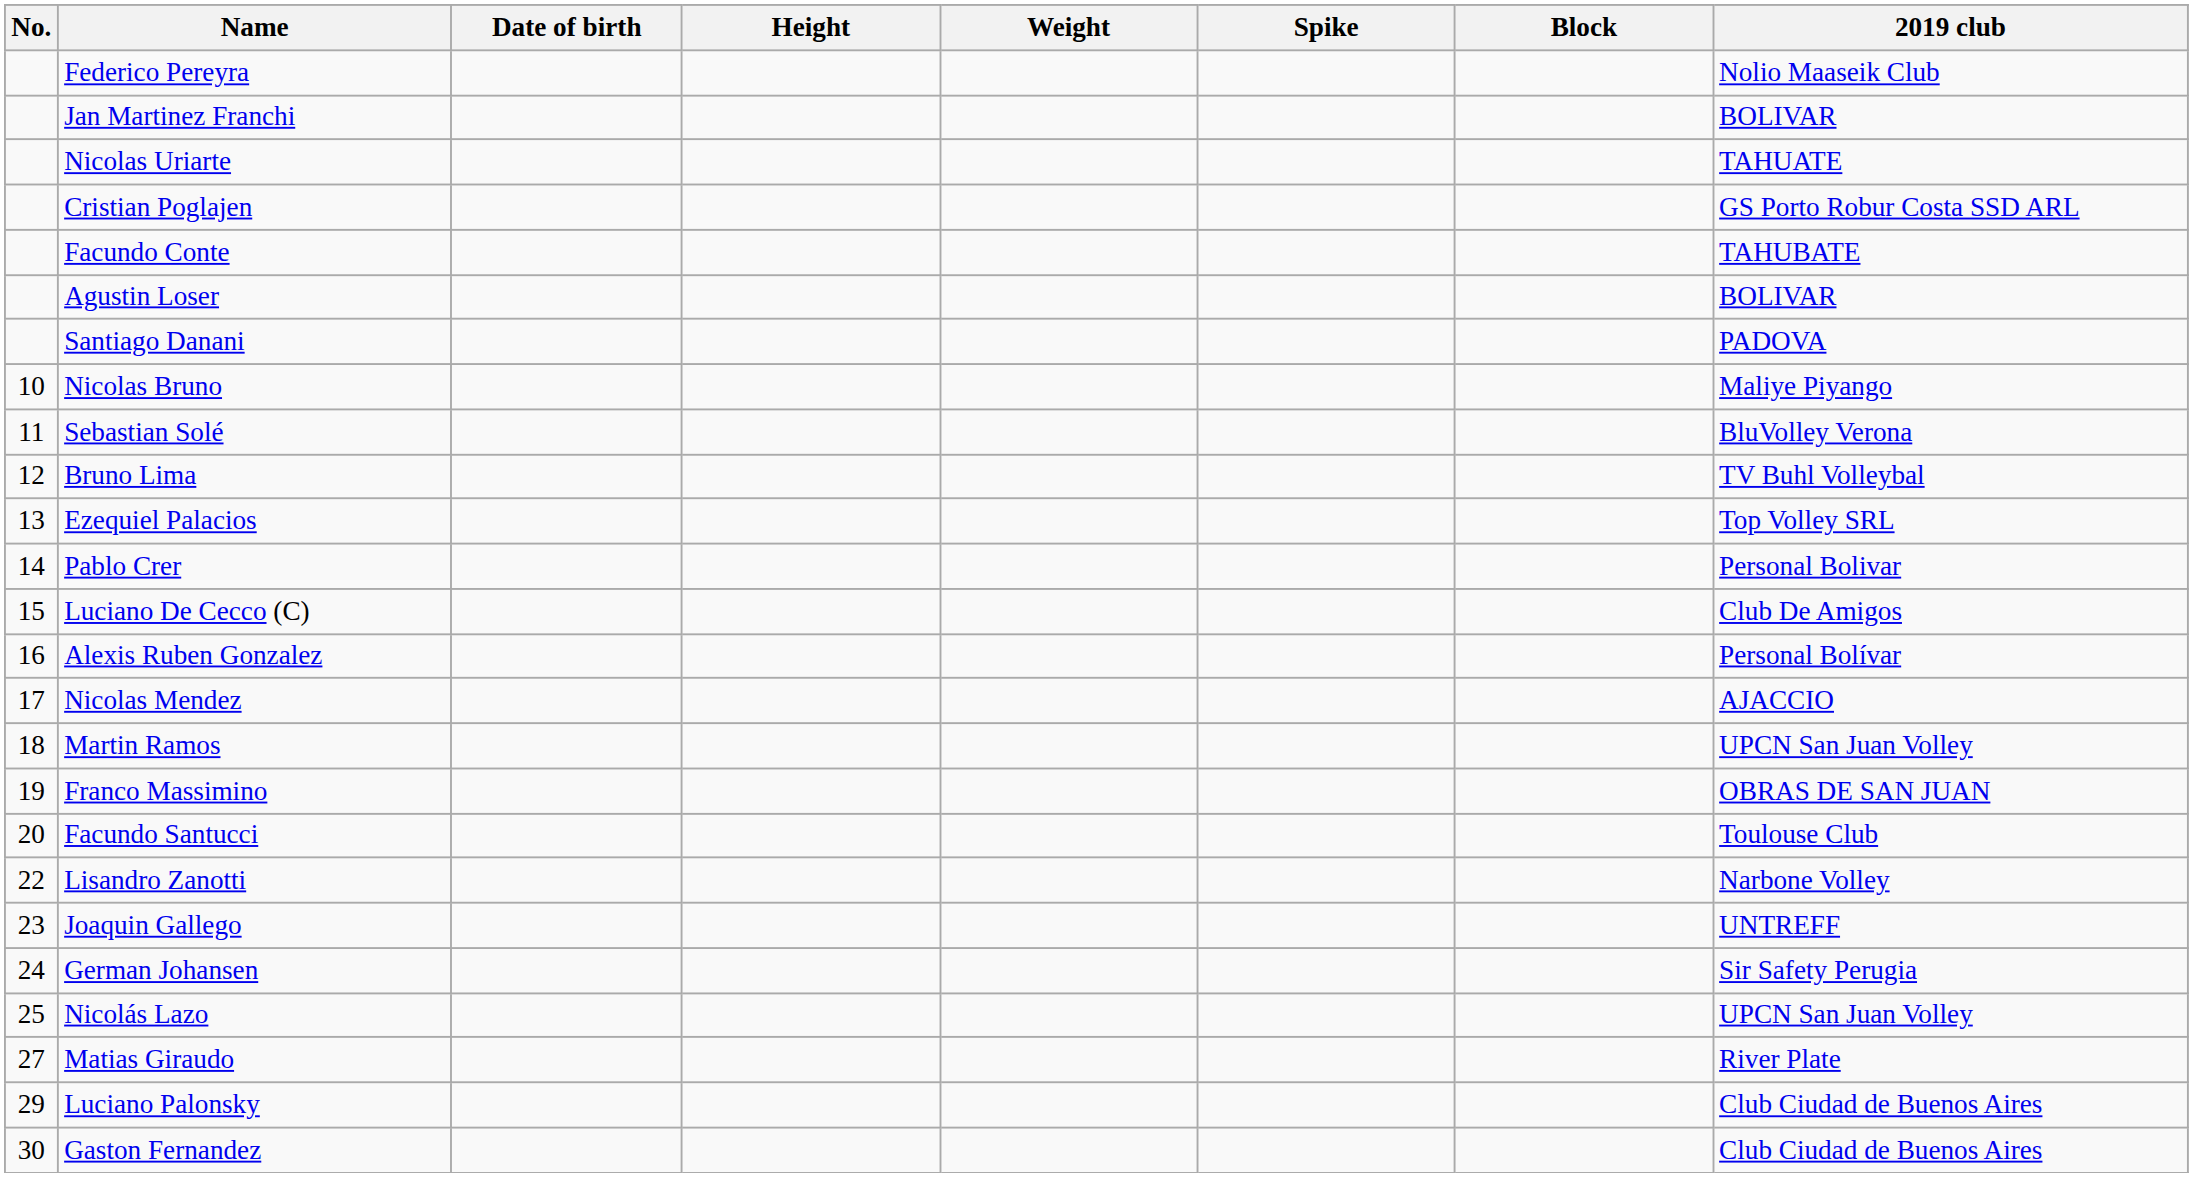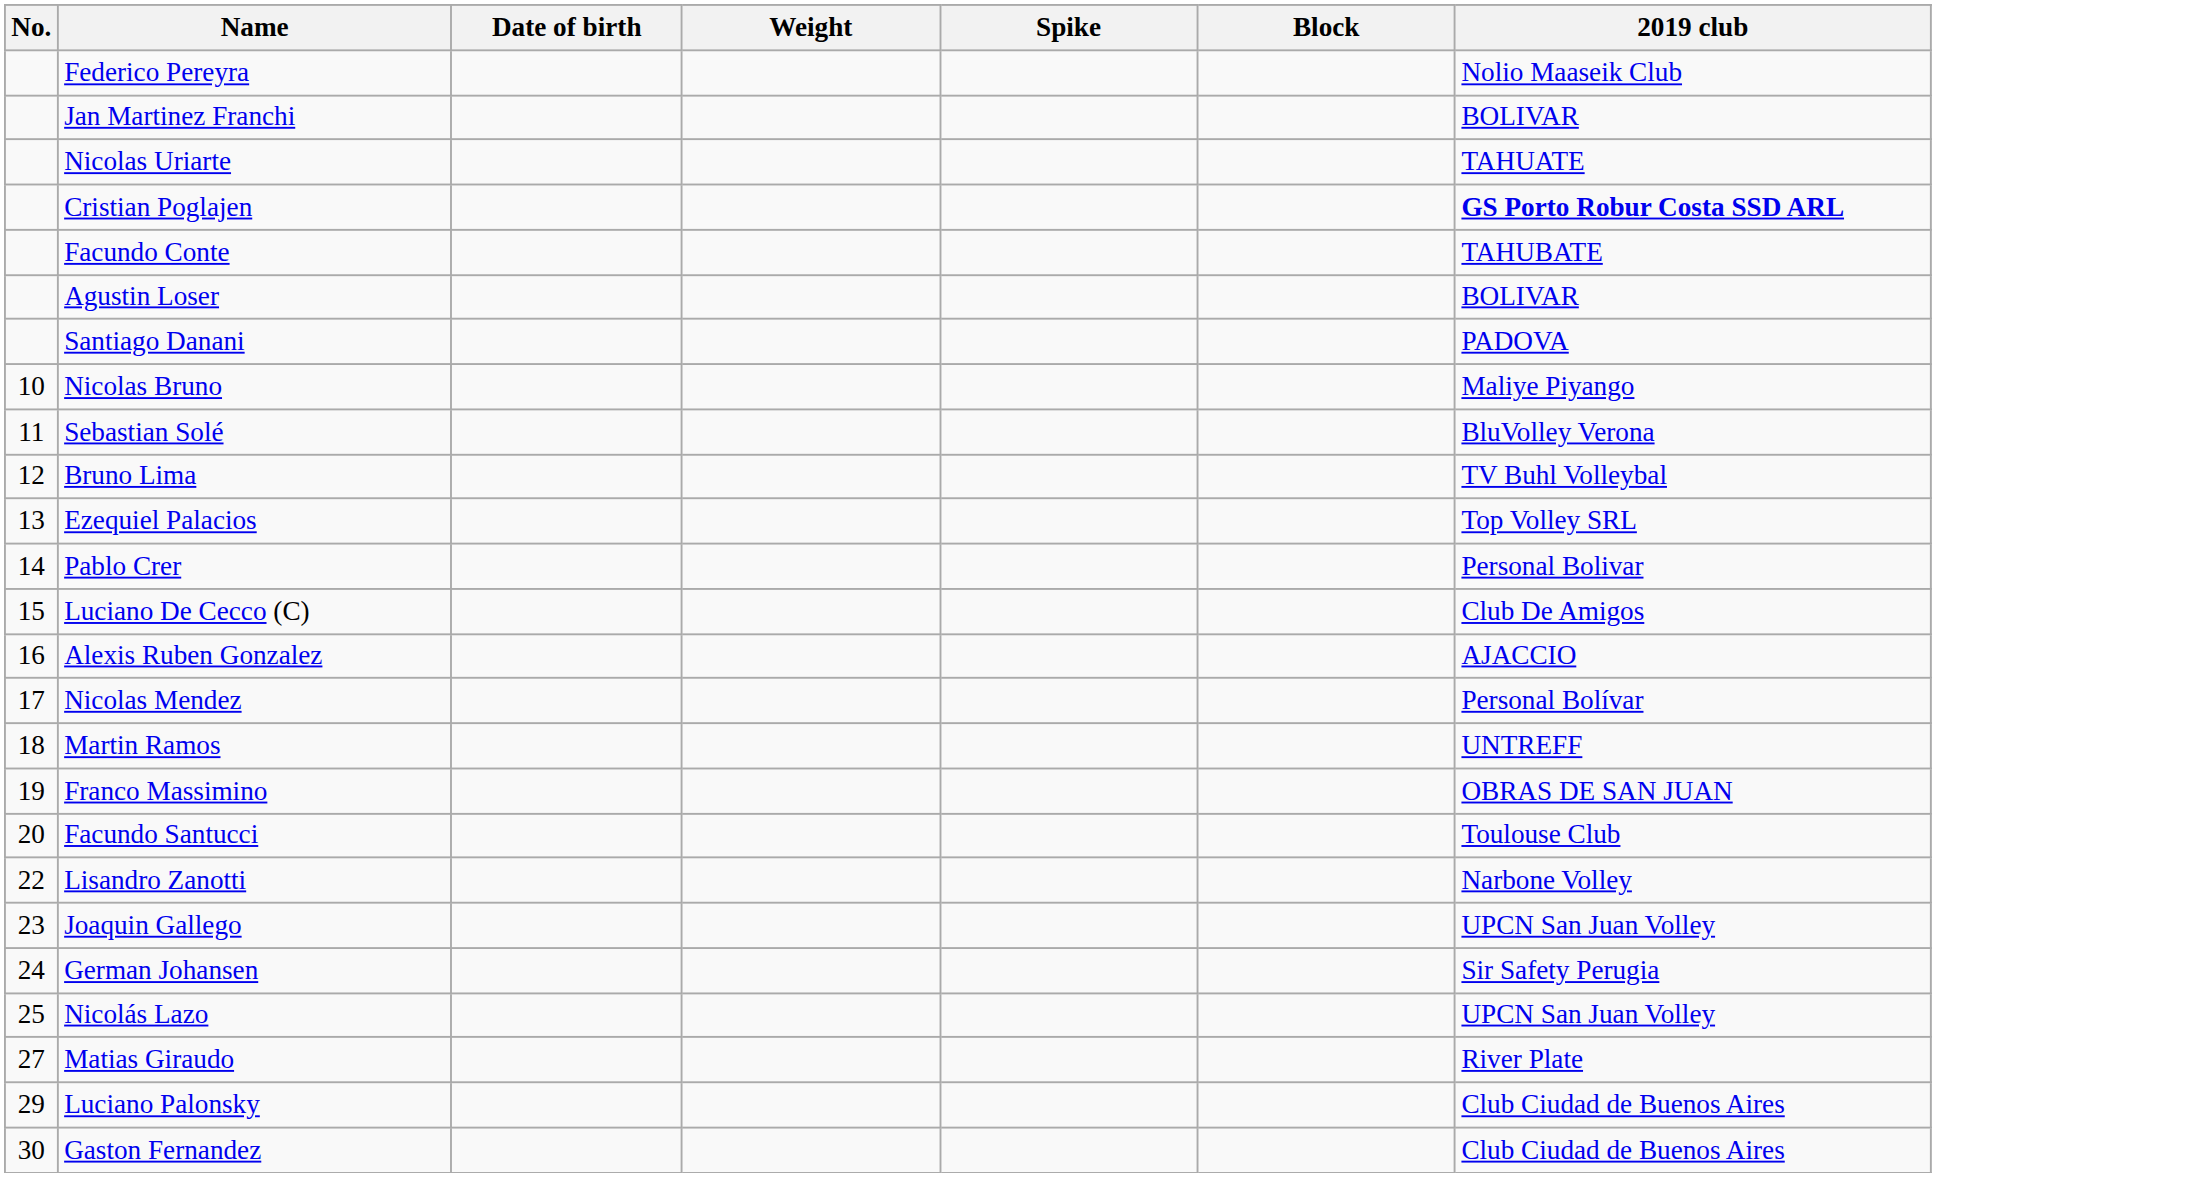- column: (811, 27)
(1899, 206) normal -> (1653, 206) bold
(1810, 655) Personal Bolívar -> (1519, 655) AJACCIO
(1777, 700) AJACCIO -> (1552, 700) Personal Bolívar
(1846, 745) UPCN San Juan Volley -> (1522, 745) UNTREFF
(1780, 925) UNTREFF -> (1588, 925) UPCN San Juan Volley
